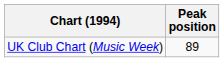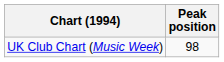(192, 47) 89 -> (192, 47) 98
